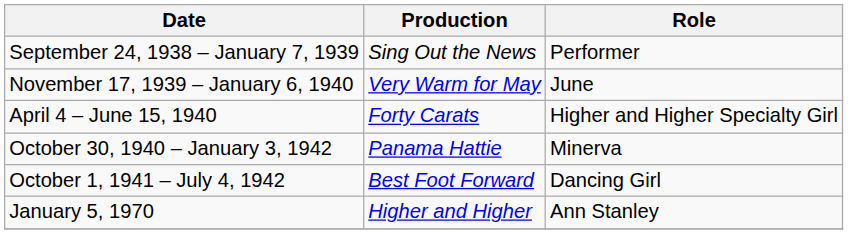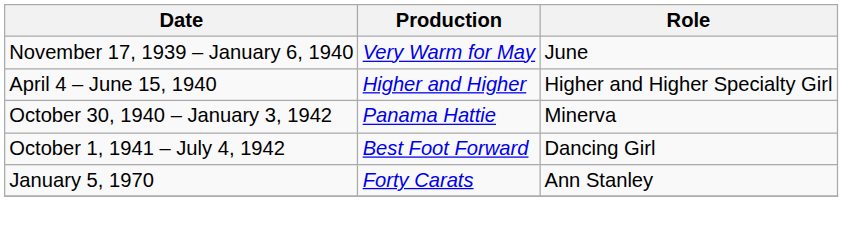- row: (184, 52)
(424, 116) Forty Carats -> (444, 84) Higher and Higher
(450, 212) Higher and Higher -> (418, 180) Forty Carats
